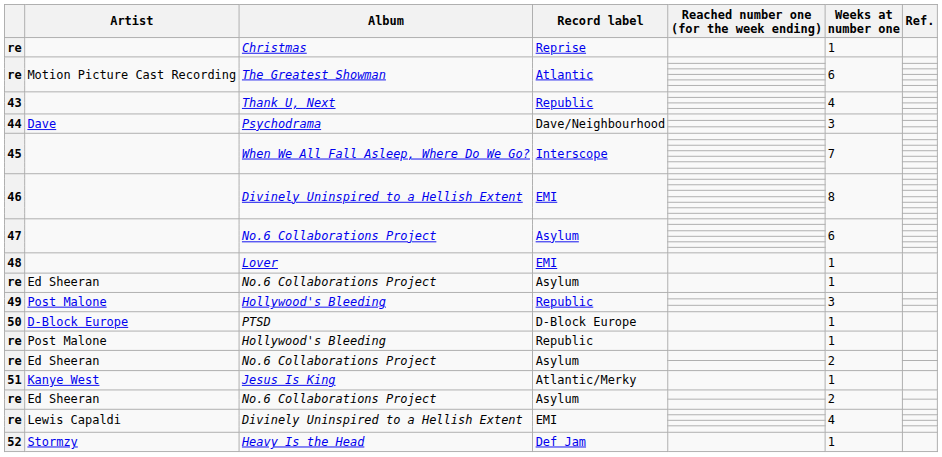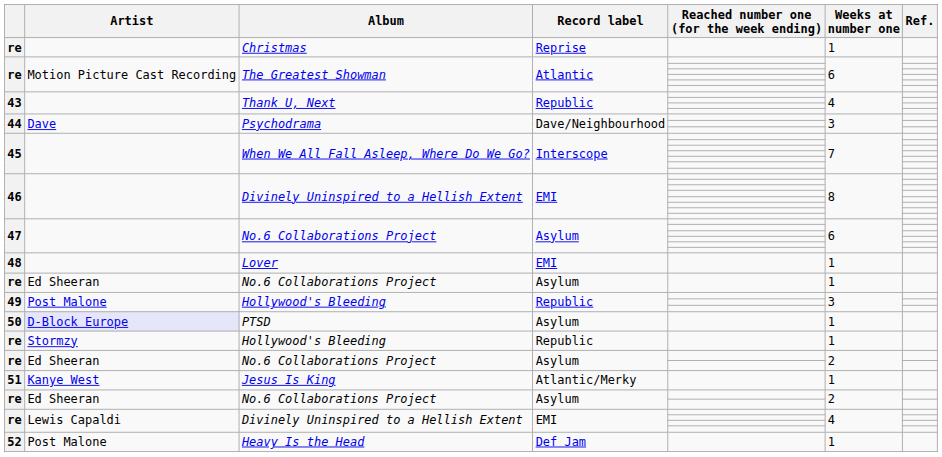(78, 321) no background -> (78, 321) lavender background
(586, 321) D-Block Europe -> (557, 321) Asylum
(67, 341) Post Malone -> (53, 341) Stormzy
(53, 442) Stormzy -> (67, 442) Post Malone
